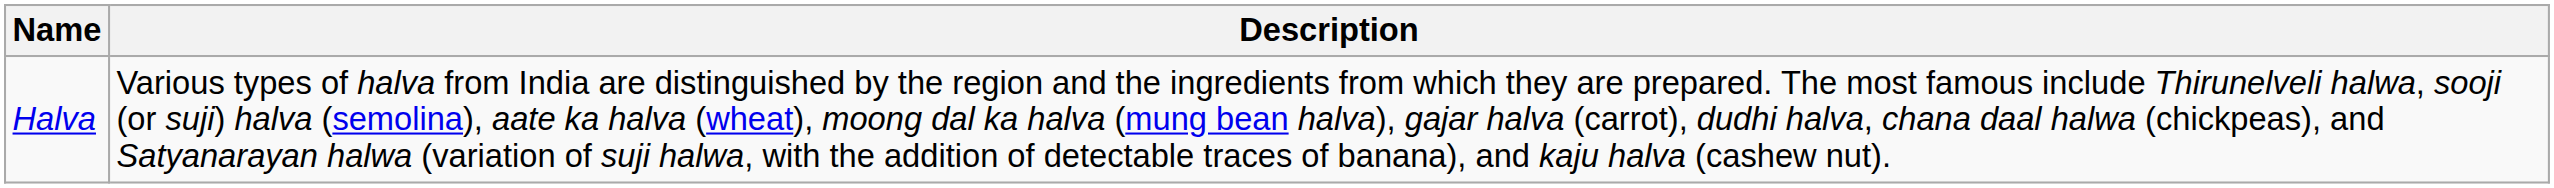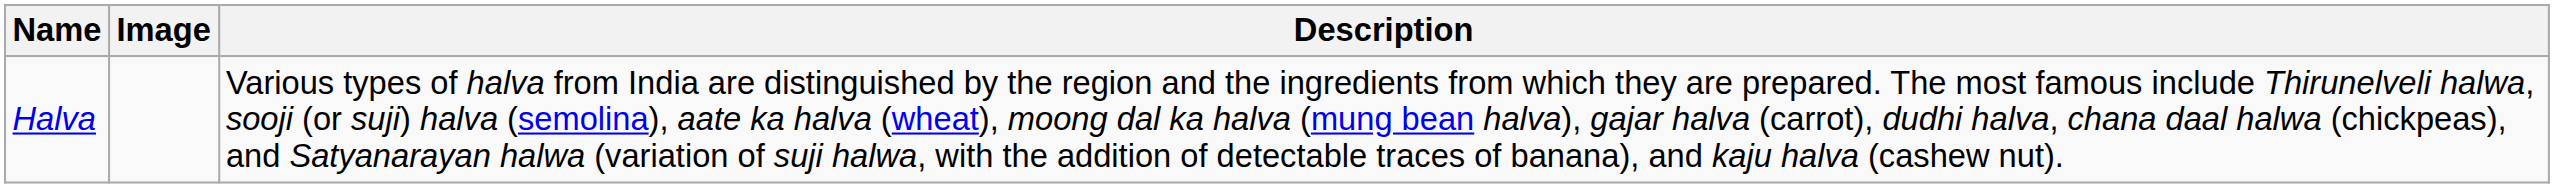+ column: (164, 30)
